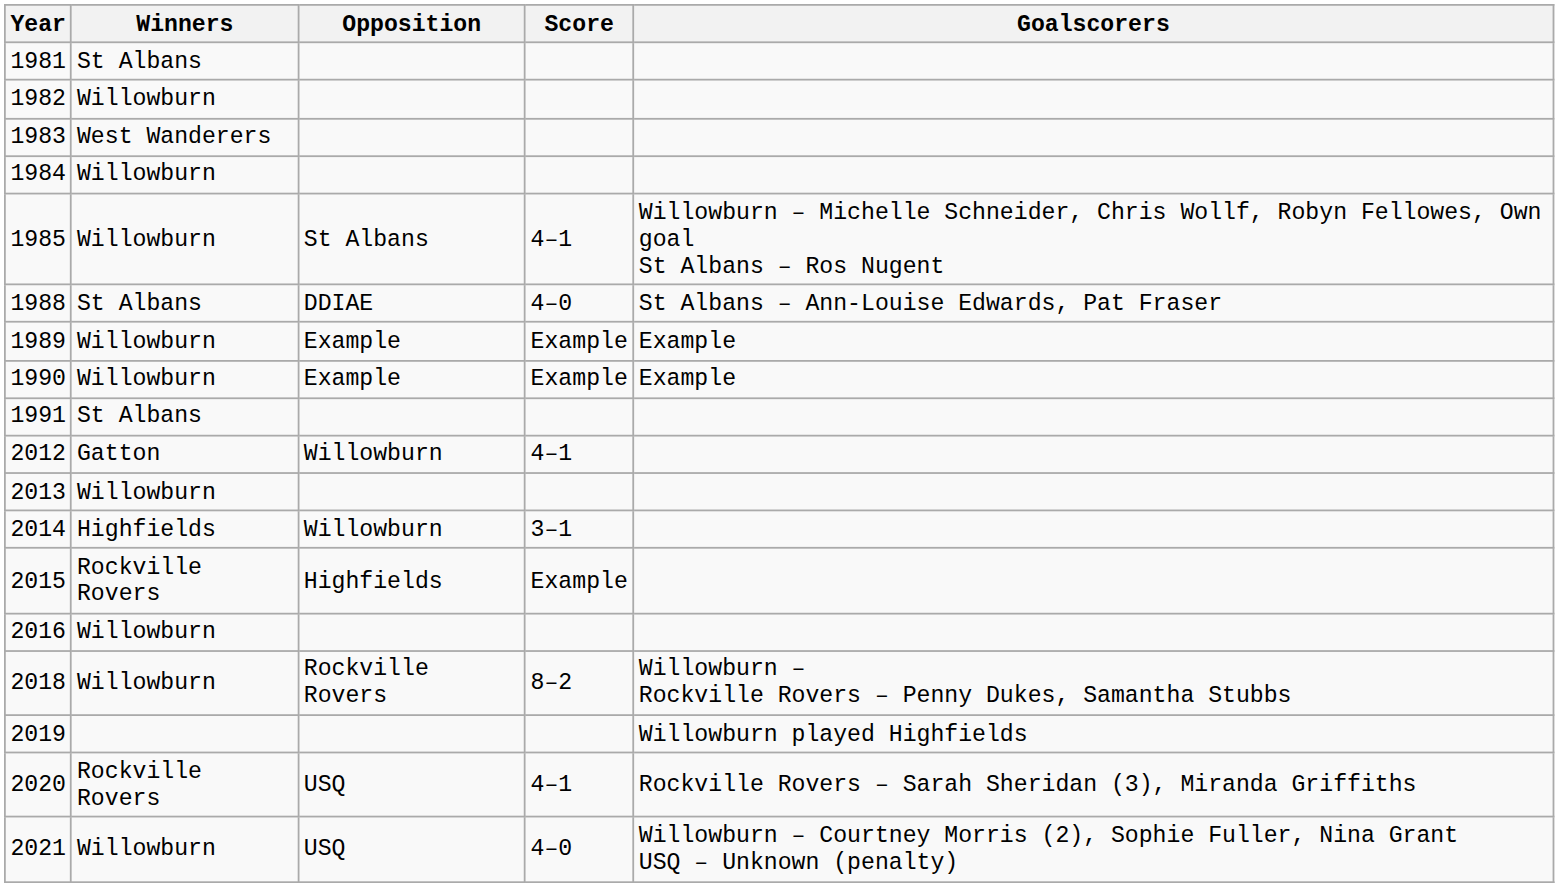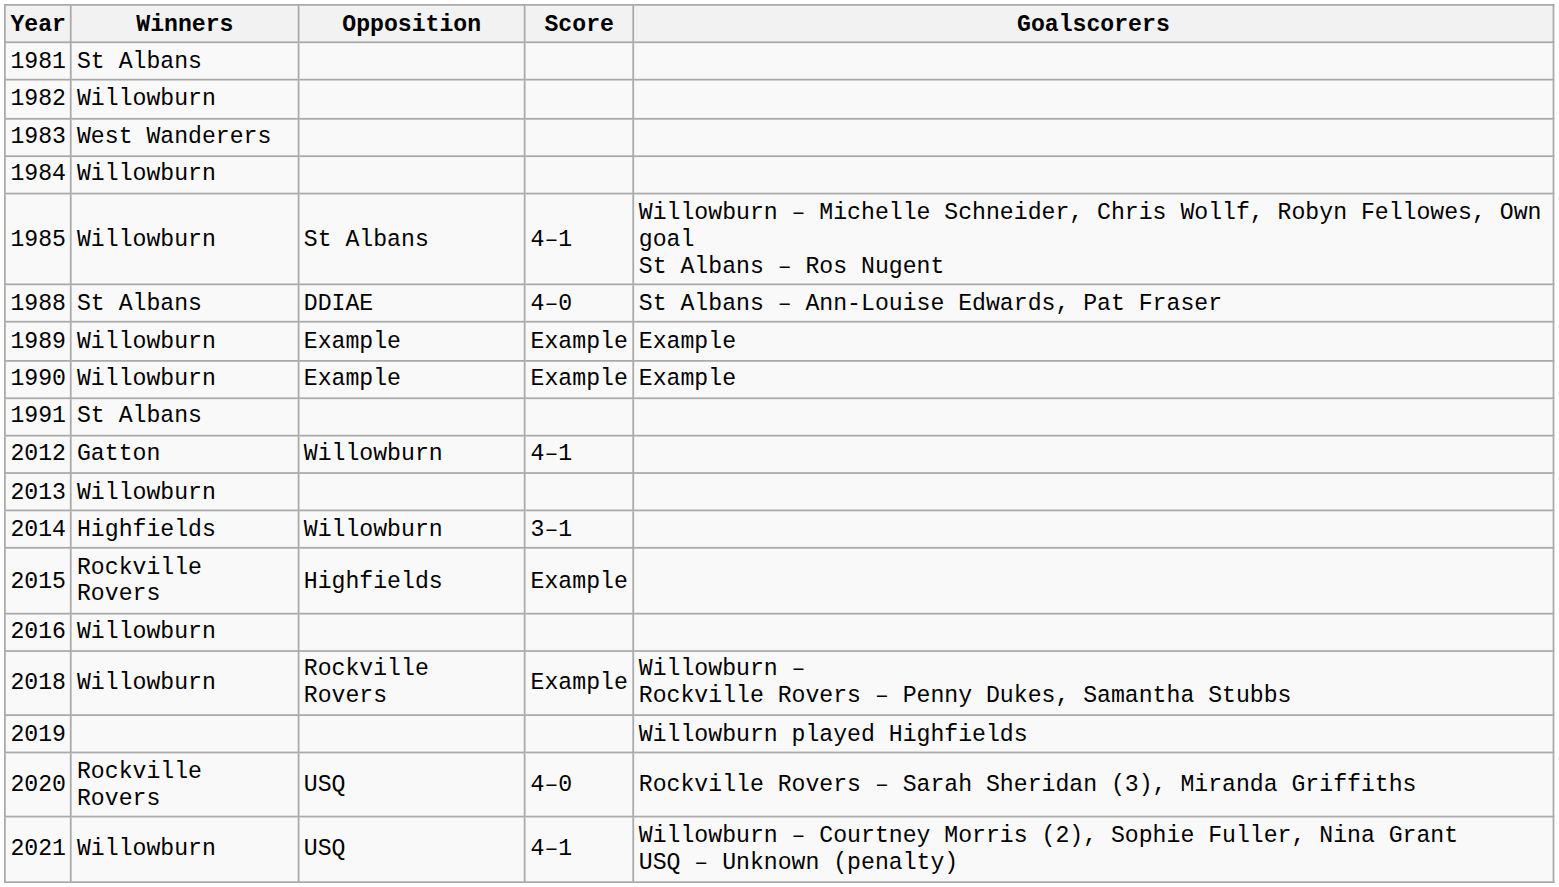(551, 683) 8–2 -> (579, 683) Example
(551, 785) 4–1 -> (551, 785) 4–0
(551, 849) 4–0 -> (551, 849) 4–1
